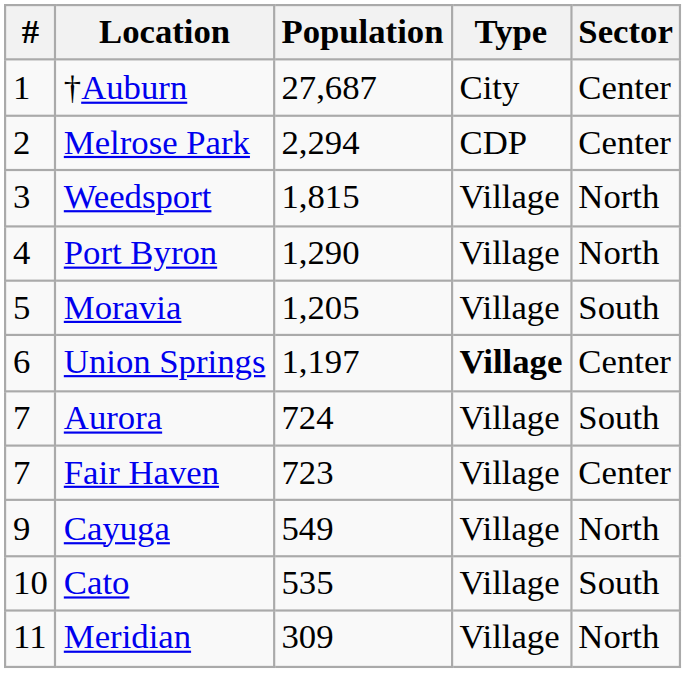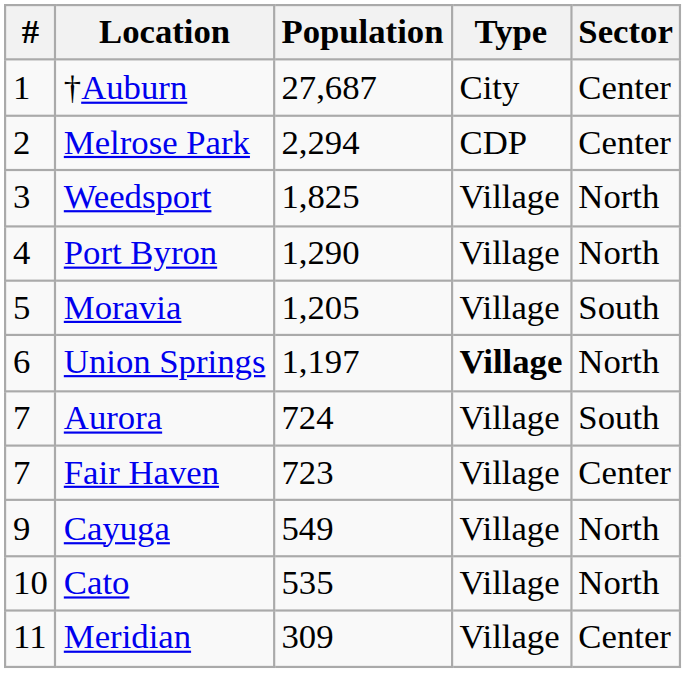(320, 197) 1,815 -> (320, 197) 1,825
(625, 362) Center -> (619, 362) North
(619, 582) South -> (619, 582) North
(619, 637) North -> (625, 637) Center
